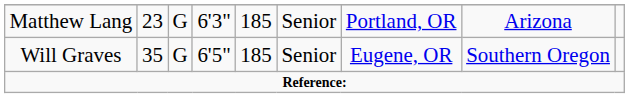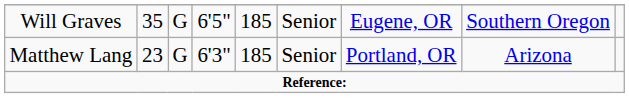rows swapped: (71, 21) <-> (71, 54)
